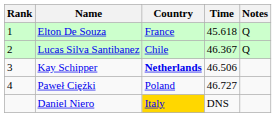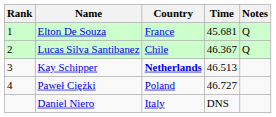(222, 31) 45.618 -> (222, 31) 45.681
(222, 67) 46.506 -> (222, 67) 46.513
(155, 103) gold background -> (155, 103) no background
